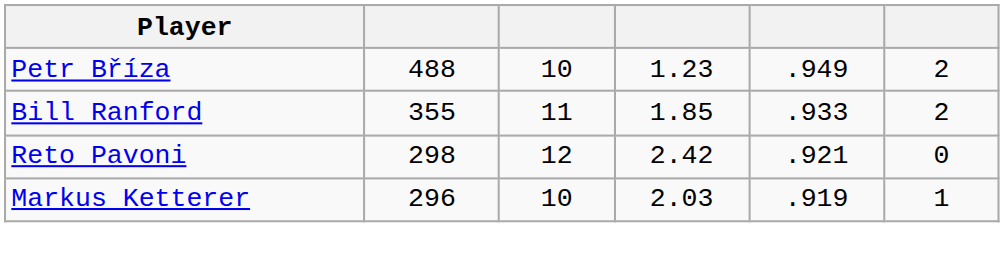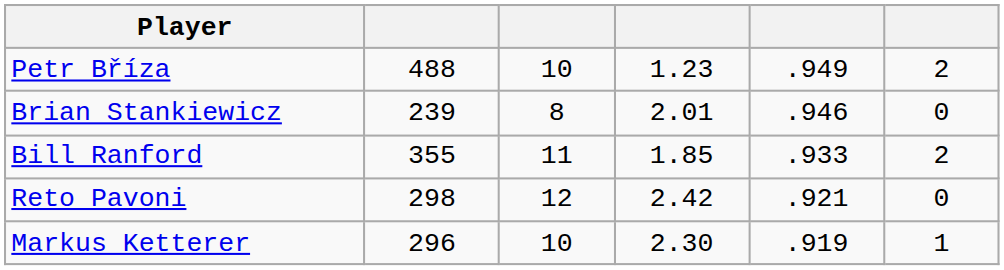+ row: (147, 113)
(682, 200) 2.03 -> (682, 243) 2.30
